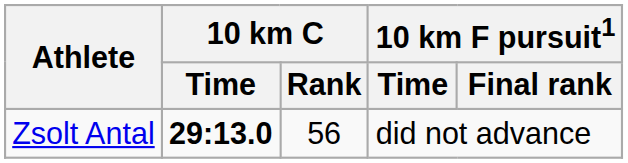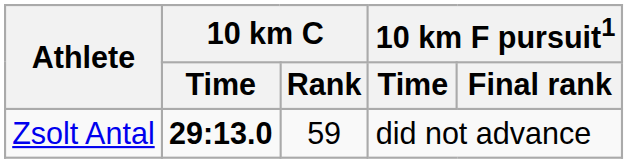(324, 134) 56 -> (324, 134) 59
